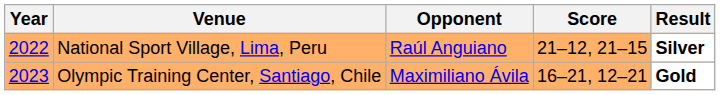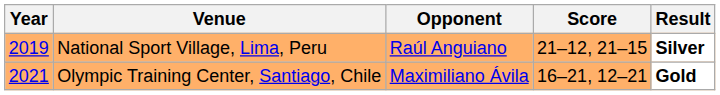(29, 48) 2022 -> (29, 48) 2019
(29, 76) 2023 -> (29, 76) 2021
